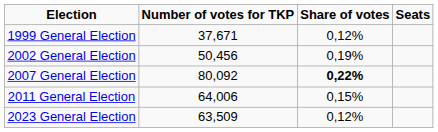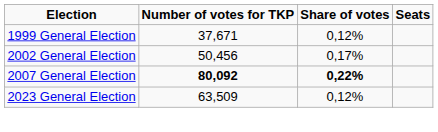(345, 55) 0,19% -> (345, 55) 0,17%
(218, 76) normal -> (218, 76) bold
- row: (72, 96)
